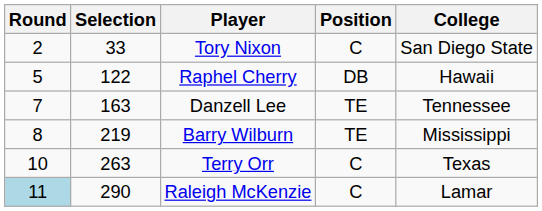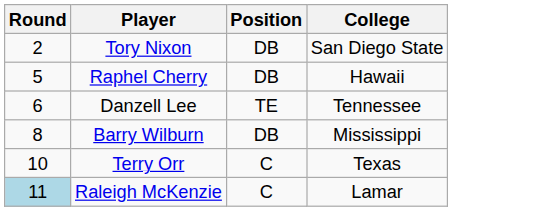- column: (116, 19)
(356, 48) C -> (266, 48) DB
(38, 106) 7 -> (38, 106) 6
(356, 135) TE -> (266, 135) DB
